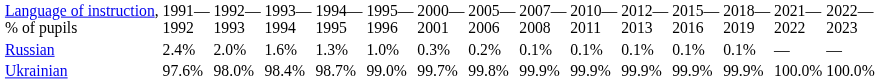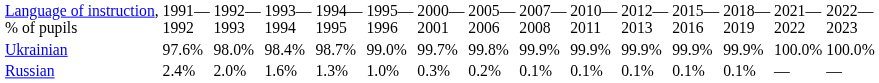rows swapped: (36, 71) <-> (30, 49)
